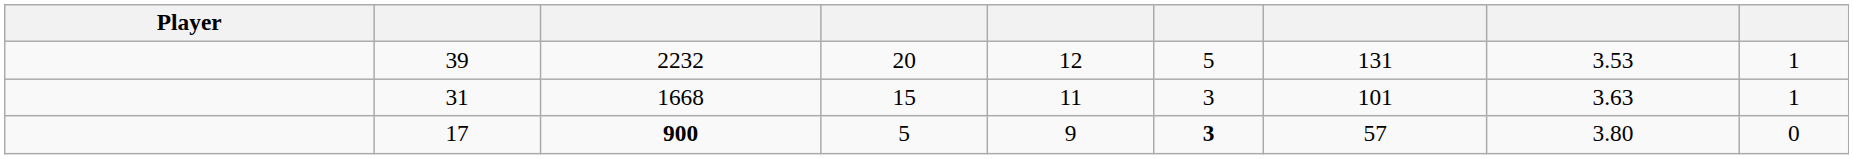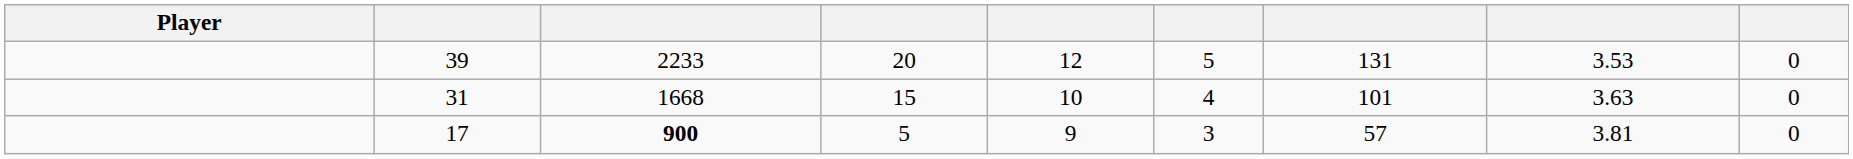(681, 60) 2232 -> (681, 60) 2233
(1794, 60) 1 -> (1794, 60) 0
(1071, 97) 11 -> (1071, 97) 10
(1209, 97) 3 -> (1209, 97) 4
(1794, 97) 1 -> (1794, 97) 0
(1209, 134) bold -> (1209, 134) normal
(1613, 134) 3.80 -> (1613, 134) 3.81
